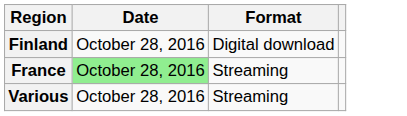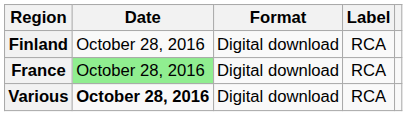+ column: (369, 17)
(250, 70) Streaming -> (278, 70) Digital download
(140, 96) normal -> (143, 96) bold
(250, 96) Streaming -> (278, 96) Digital download
